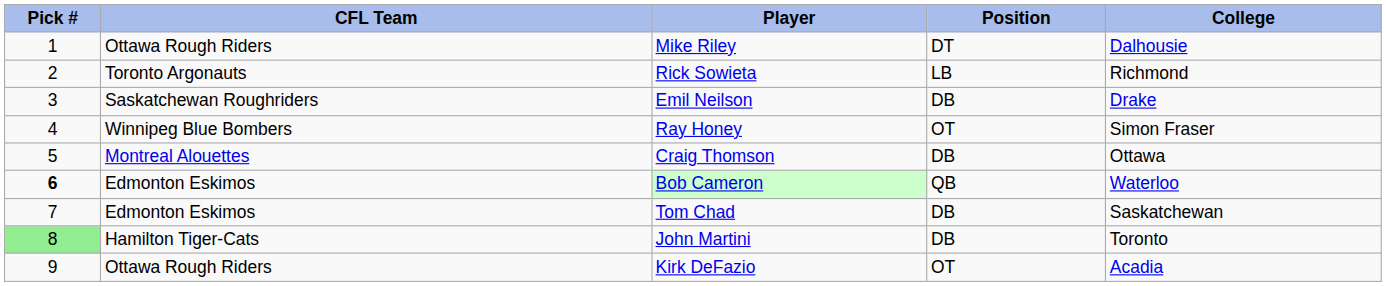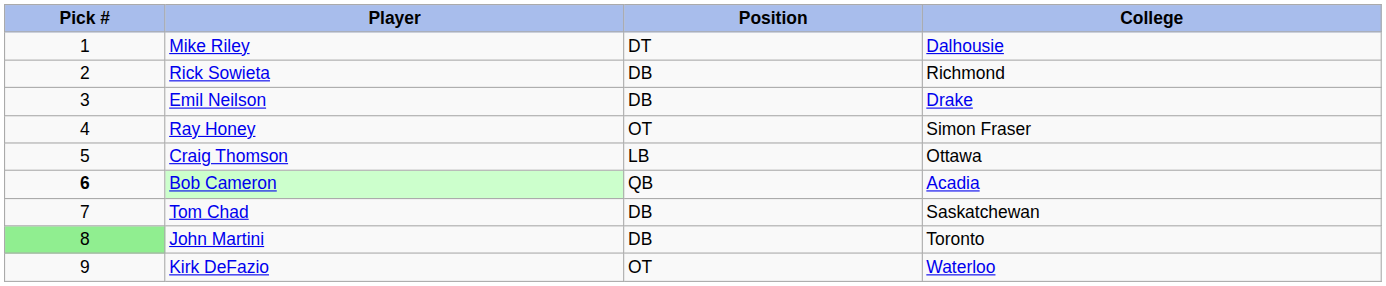- column: (376, 18)
(942, 73) LB -> (640, 73) DB
(943, 156) DB -> (639, 156) LB
(1144, 184) Waterloo -> (953, 184) Acadia
(1137, 267) Acadia -> (961, 267) Waterloo
